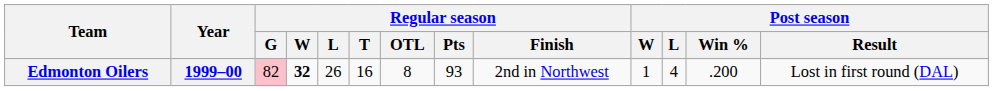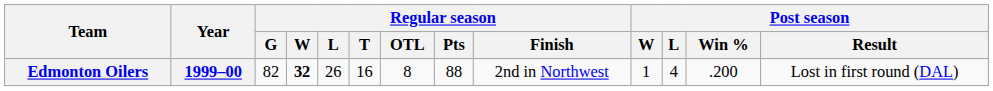(271, 72) pink background -> (271, 72) no background
(454, 72) 93 -> (454, 72) 88
